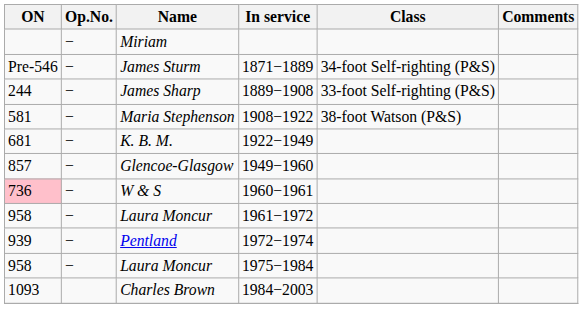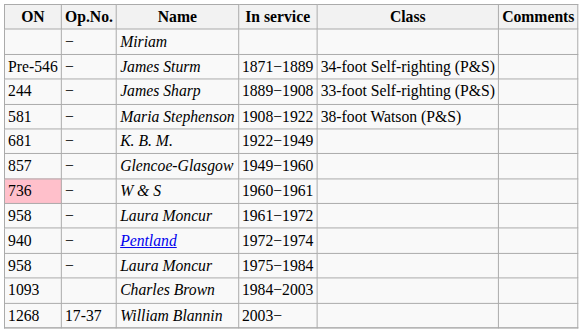(20, 240) 939 -> (20, 240) 940
+ row: (171, 315)
